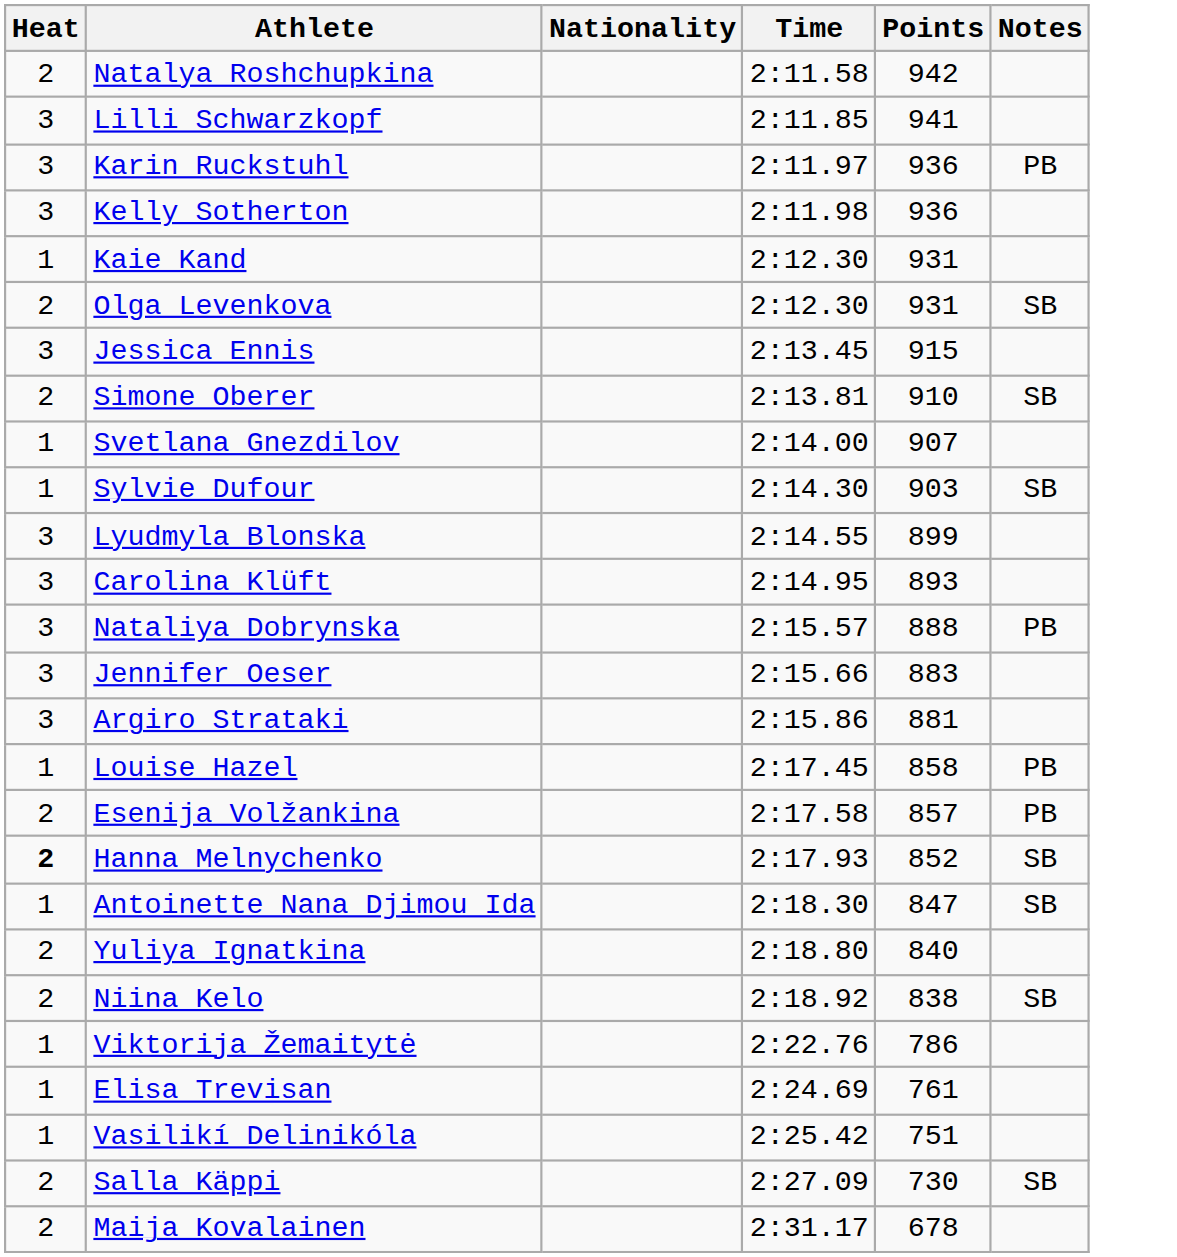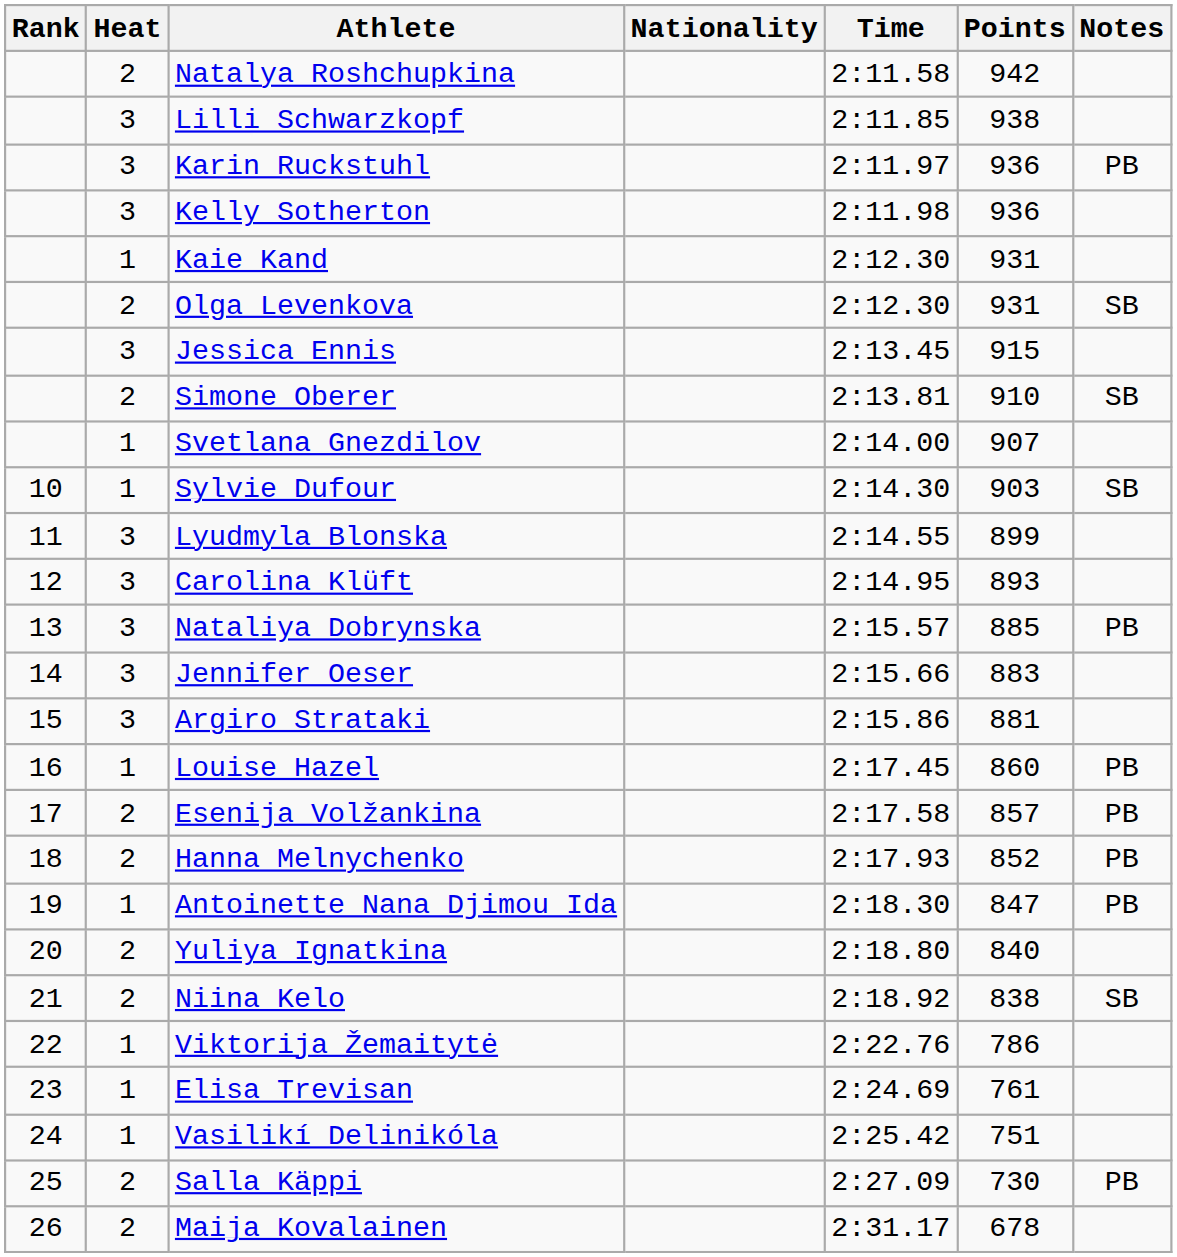+ column: (46, 28)
(933, 121) 941 -> (1015, 121) 938
(933, 629) 888 -> (1015, 629) 885
(933, 767) 858 -> (1015, 767) 860
(46, 860) bold -> (127, 860) normal
(1040, 860) SB -> (1122, 860) PB
(1040, 906) SB -> (1122, 906) PB
(1040, 1183) SB -> (1122, 1183) PB
